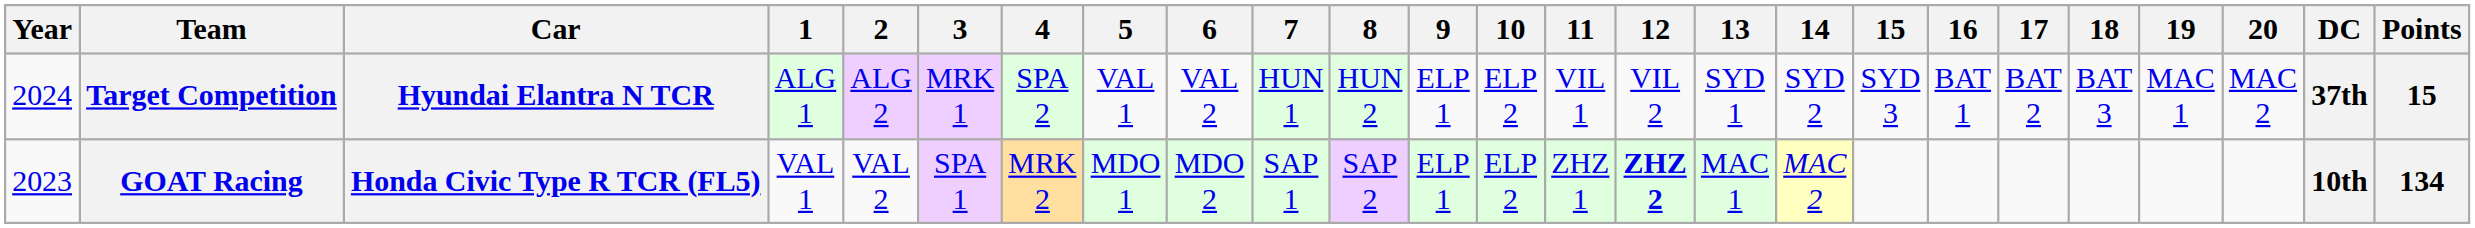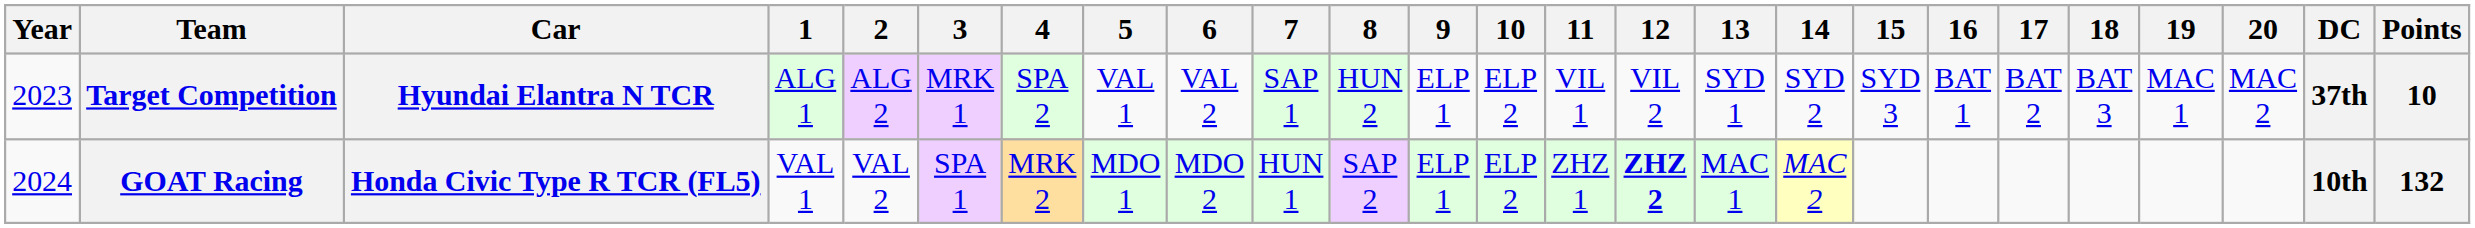(42, 95) 2024 -> (42, 95) 2023
(1291, 95) HUN 1 -> (1291, 95) SAP 1
(2422, 95) 15 -> (2422, 95) 10
(42, 180) 2023 -> (42, 180) 2024
(1291, 180) SAP 1 -> (1291, 180) HUN 1
(2422, 180) 134 -> (2422, 180) 132
